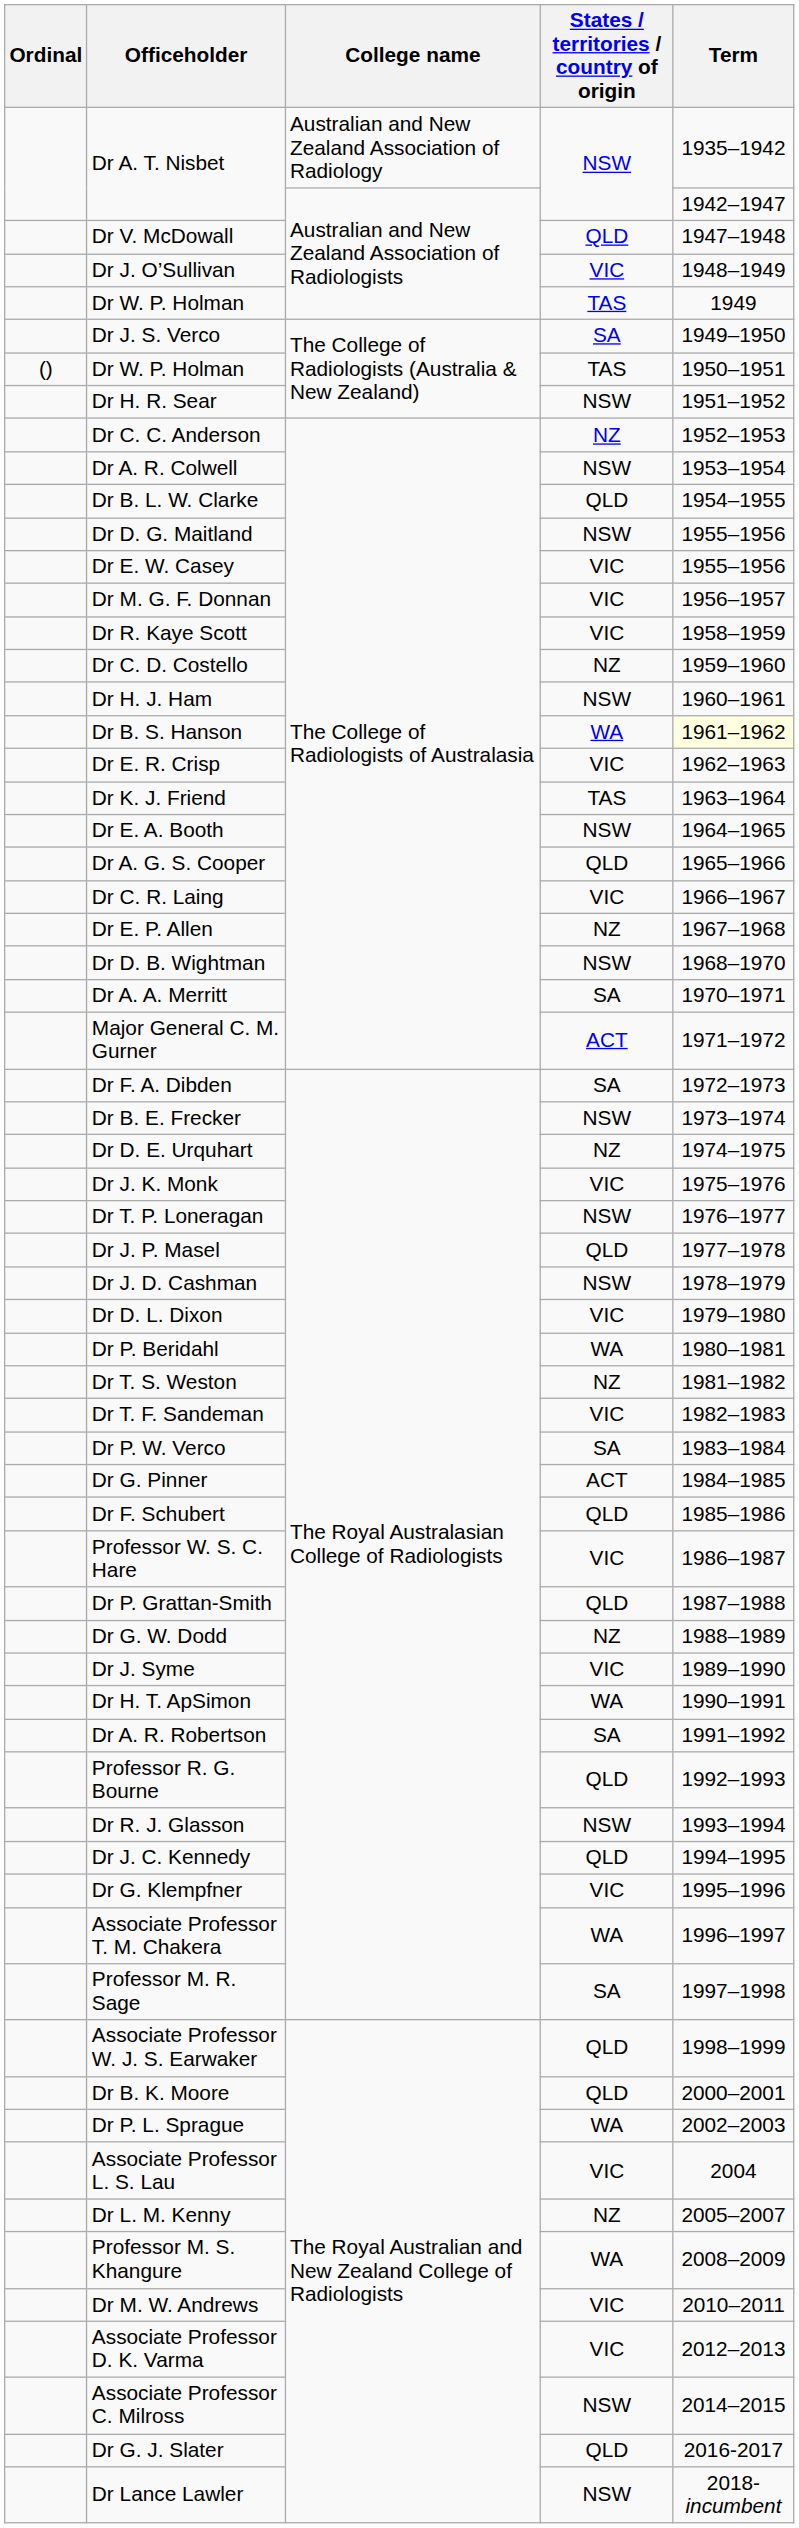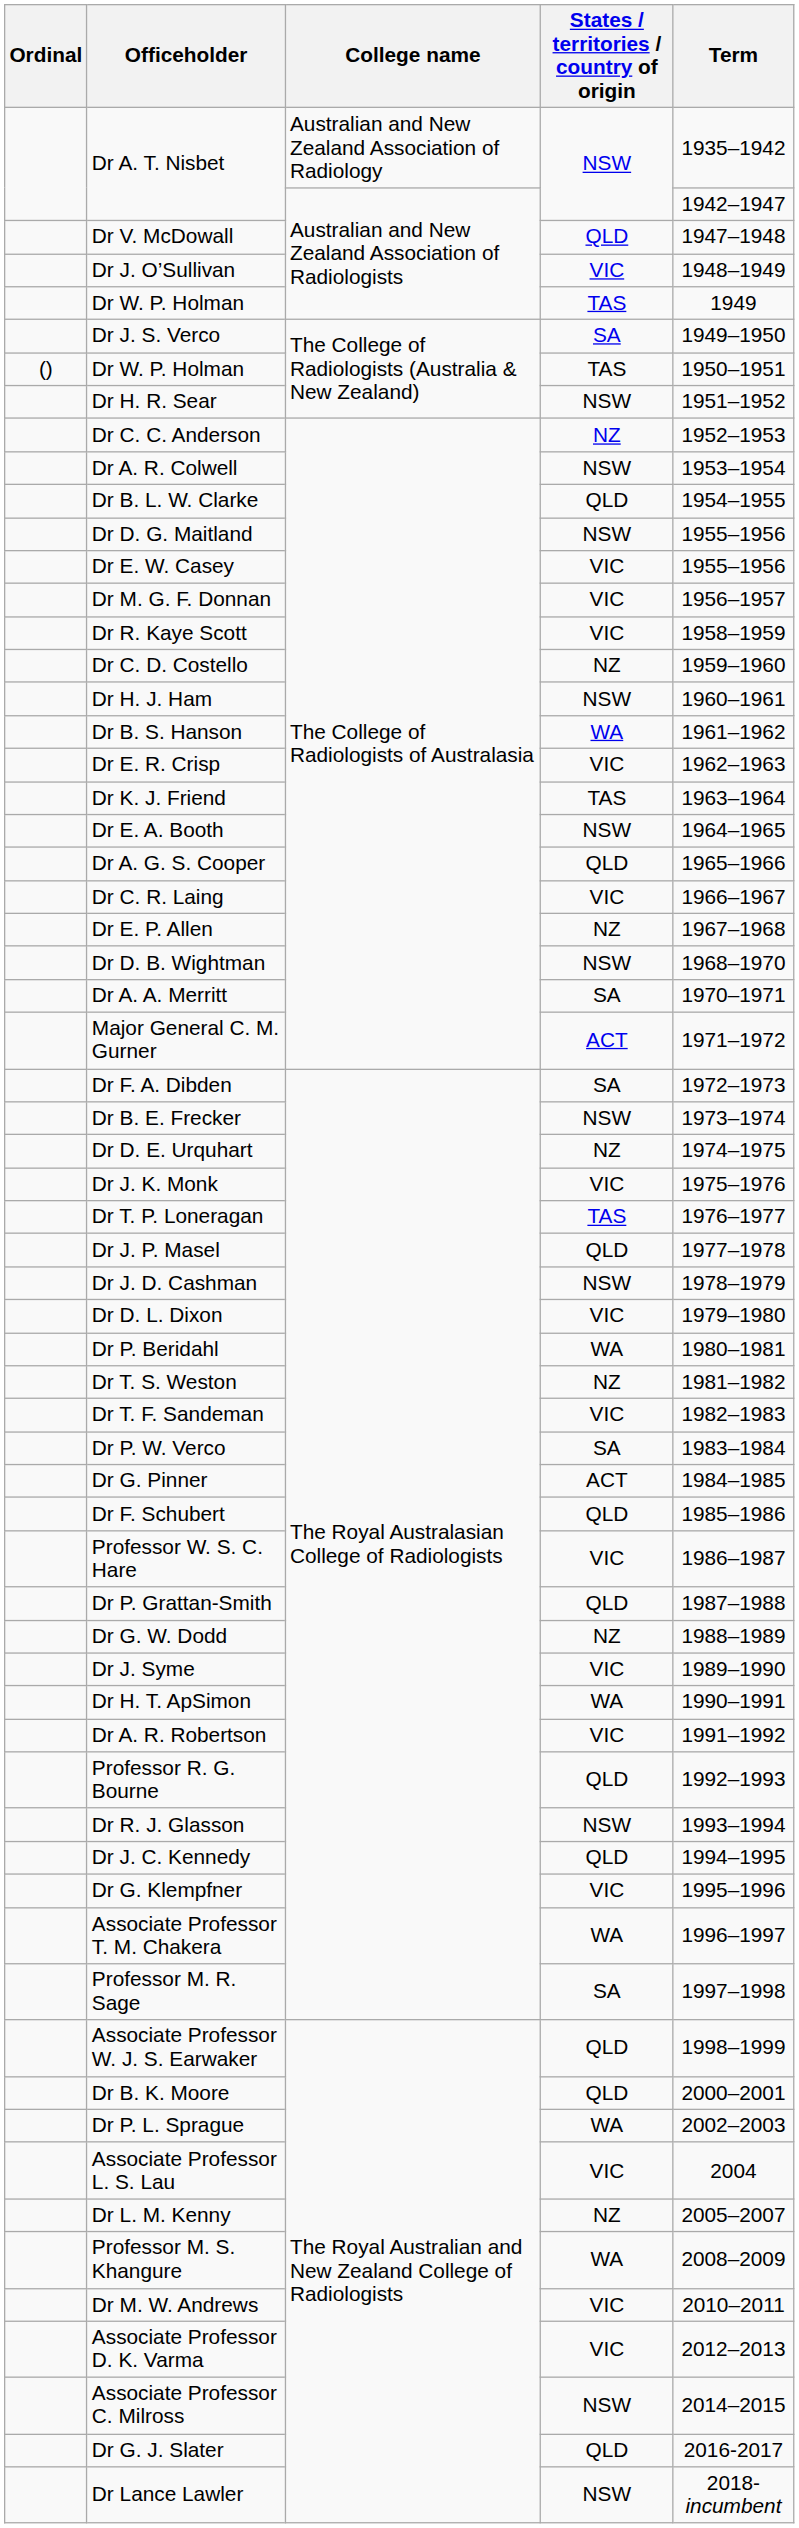(733, 731) lightyellow background -> (733, 731) no background
(607, 1216) NSW -> (607, 1216) TAS
(607, 1735) SA -> (607, 1735) VIC
